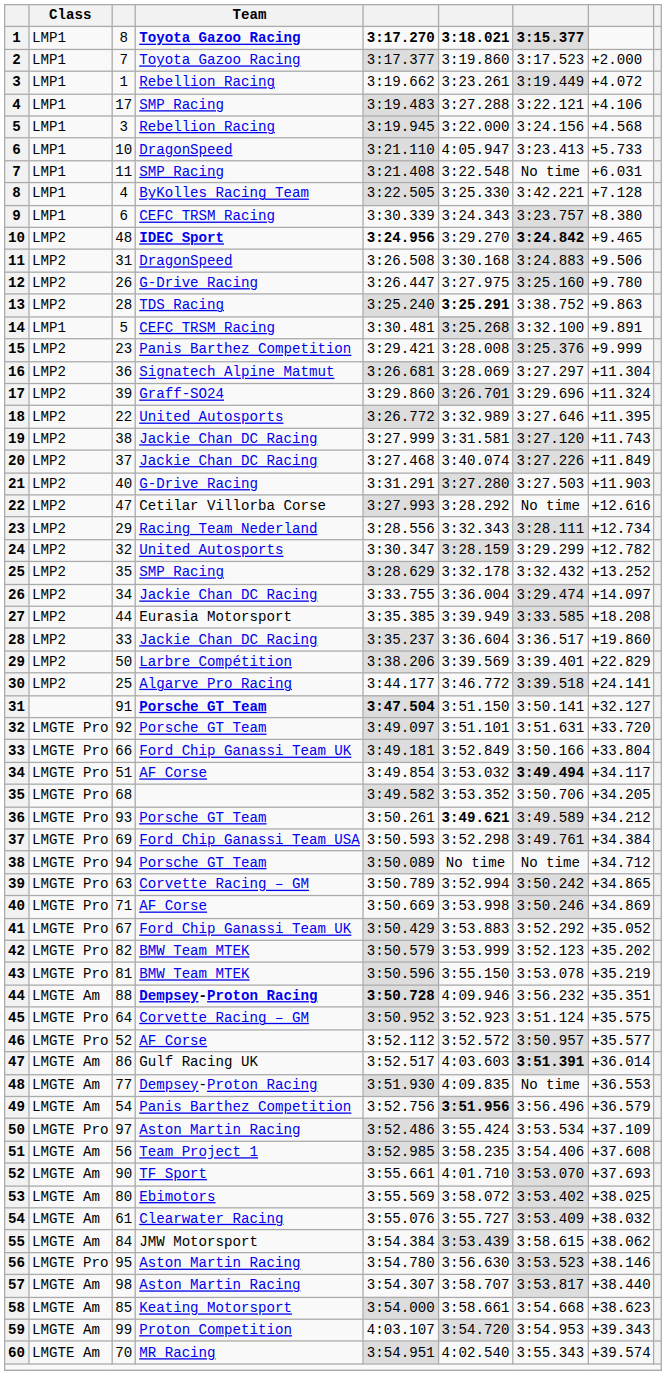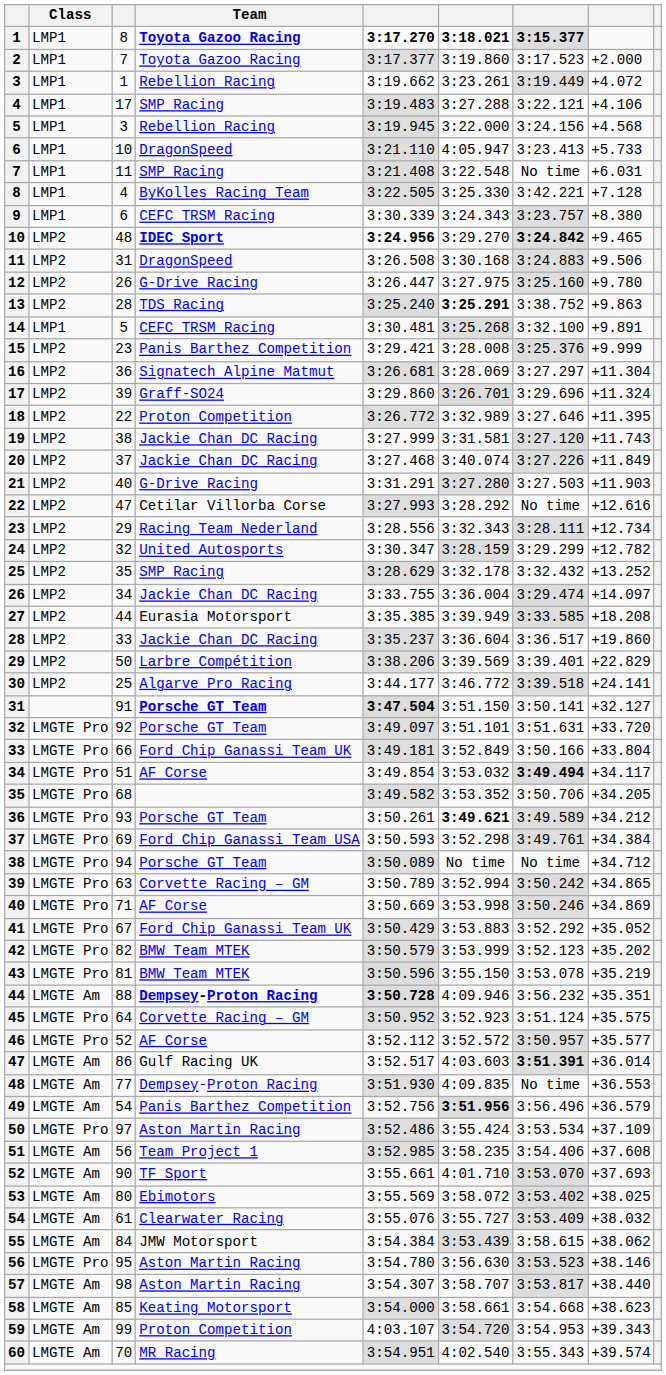(211, 417) United Autosports -> (216, 417) Proton Competition
